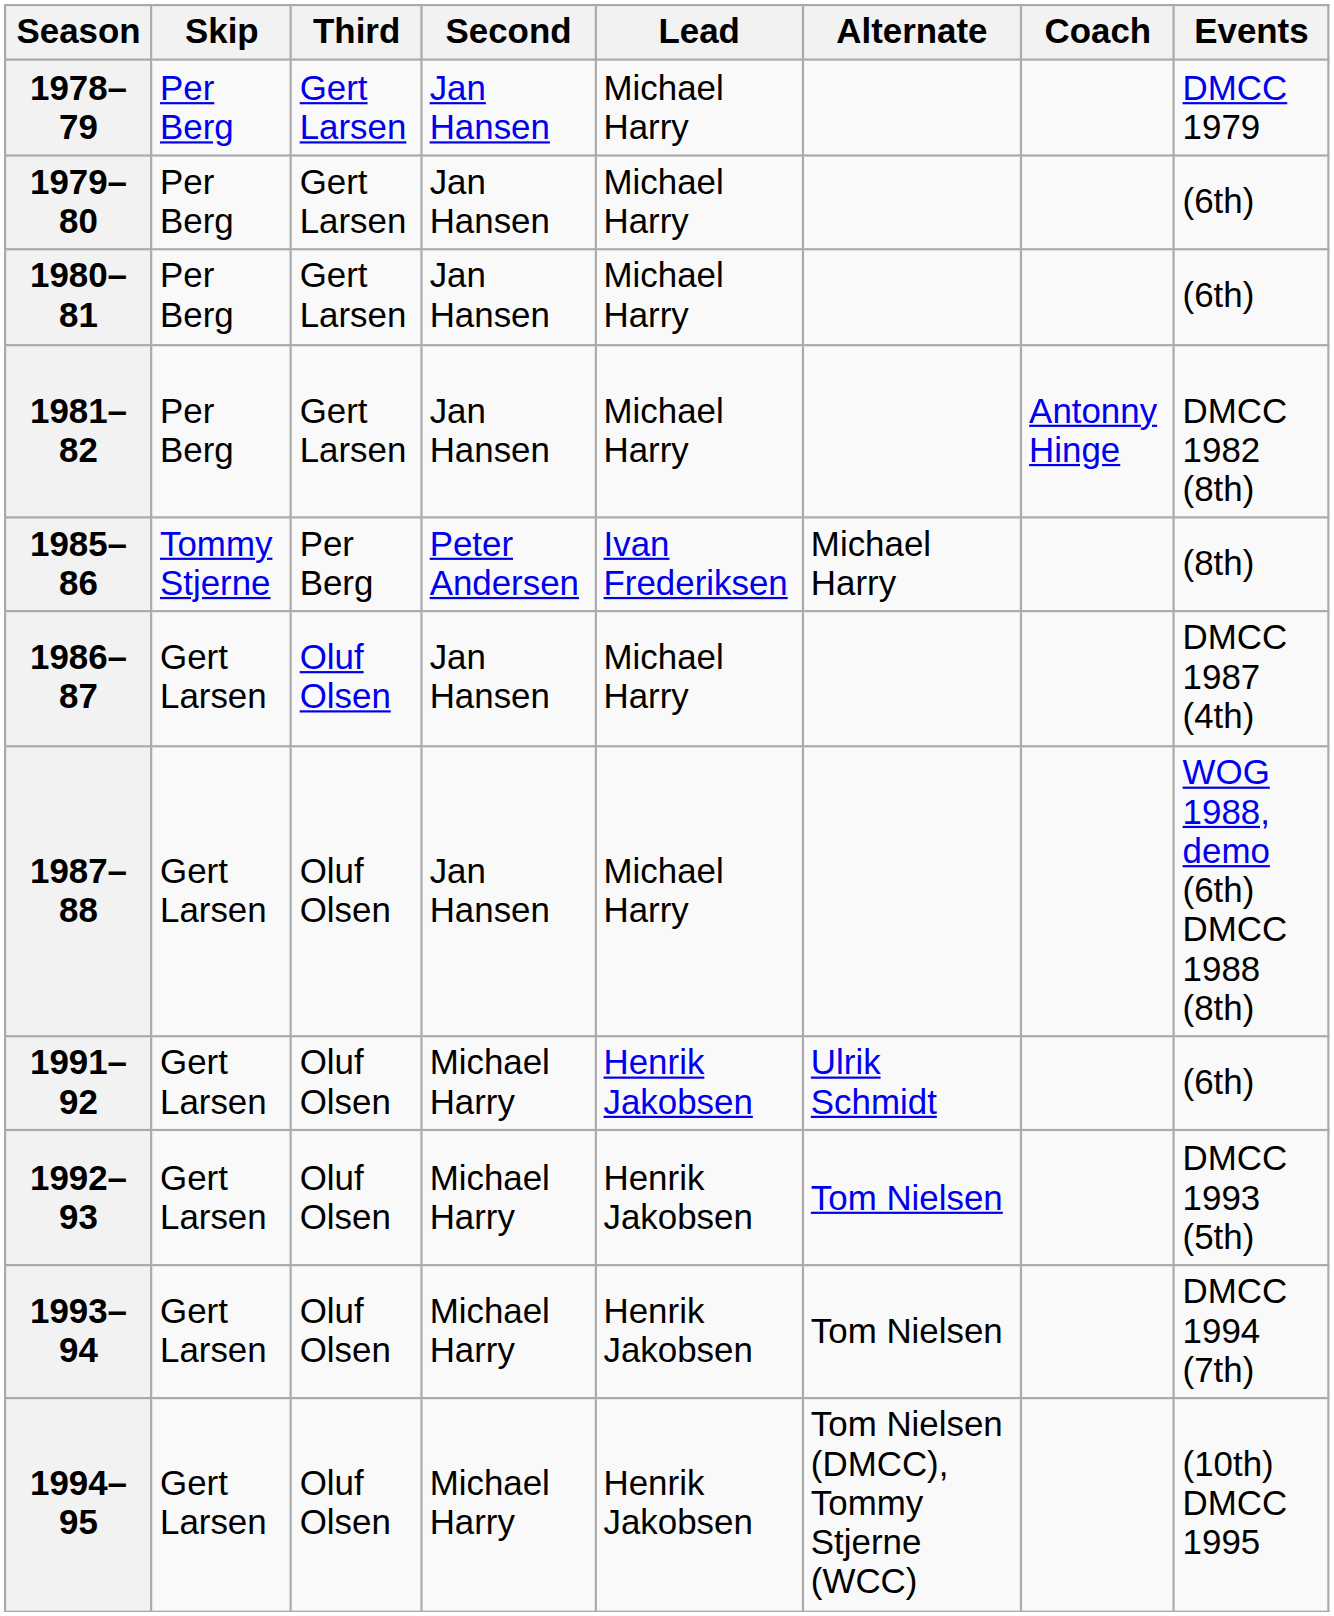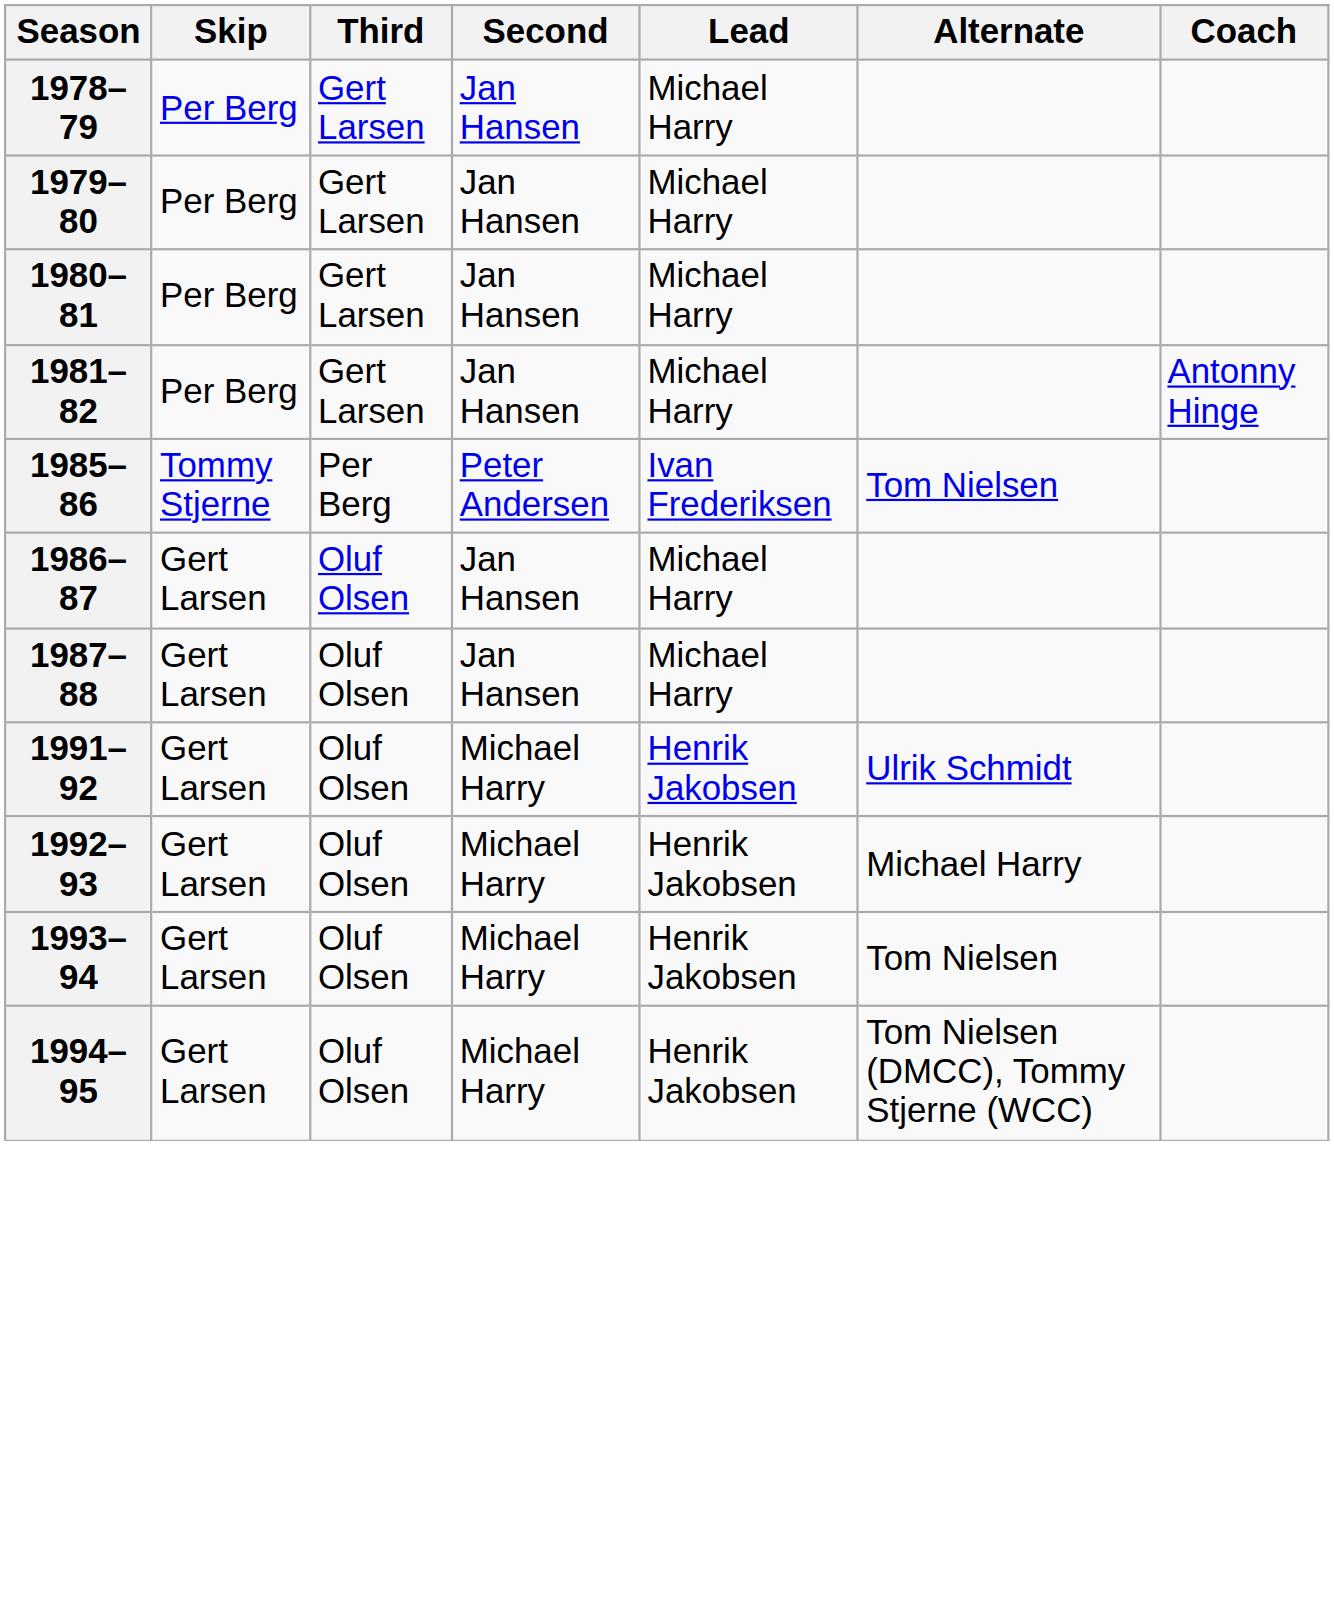- column: (1251, 32)
(871, 563) Michael Harry -> (962, 485) Tom Nielsen
(907, 1197) Tom Nielsen -> (974, 863) Michael Harry
